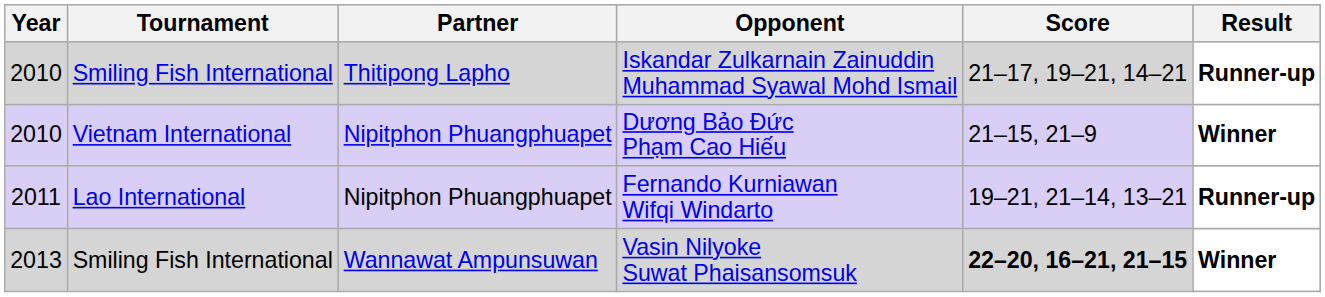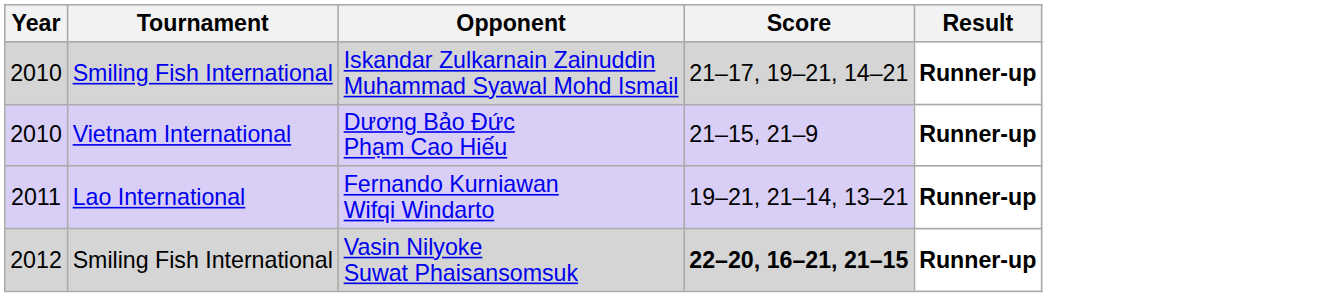- column: (478, 24)
(1237, 135) Winner -> (978, 135) Runner-up
(36, 260) 2013 -> (36, 260) 2012
(1237, 260) Winner -> (978, 260) Runner-up
